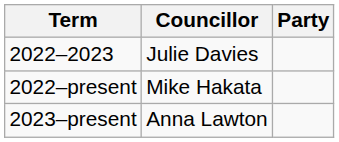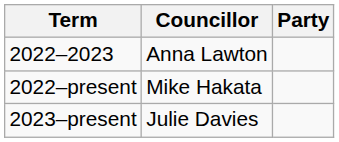(202, 53) Julie Davies -> (207, 53) Anna Lawton
(207, 119) Anna Lawton -> (202, 119) Julie Davies
